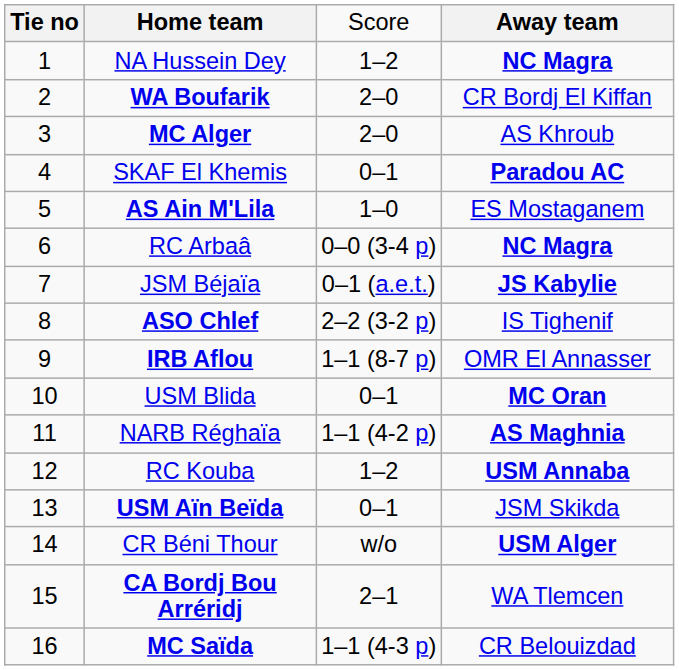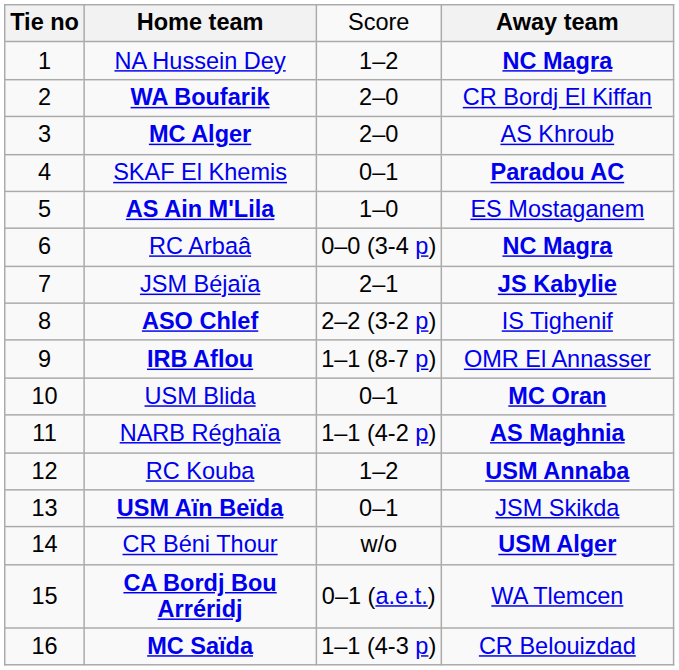(379, 284) 0–1 (a.e.t.) -> (379, 284) 2–1
(379, 595) 2–1 -> (379, 595) 0–1 (a.e.t.)
